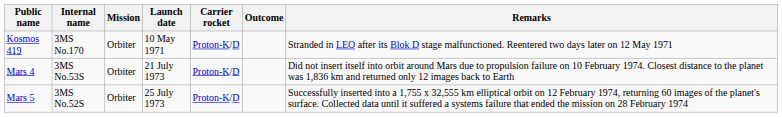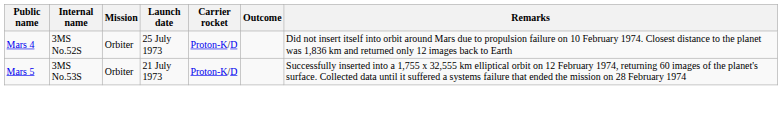- row: (23, 44)
(69, 71) 3MS No.53S -> (67, 44) 3MS No.52S
(159, 71) 21 July 1973 -> (157, 44) 25 July 1973
(69, 98) 3MS No.52S -> (67, 71) 3MS No.53S
(159, 98) 25 July 1973 -> (157, 71) 21 July 1973
